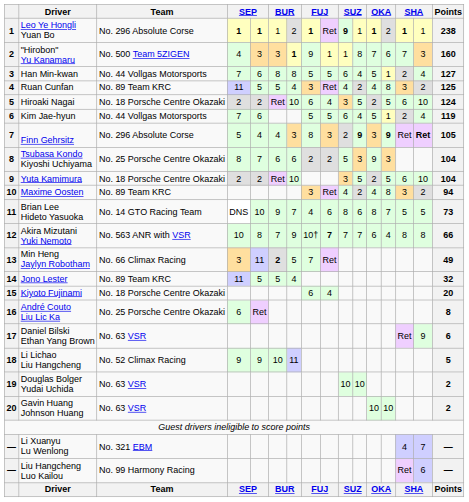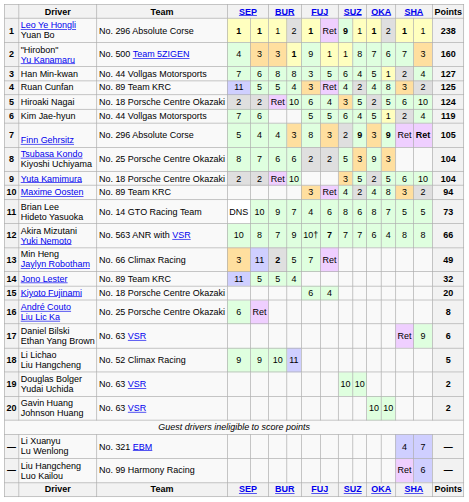(311, 73) 5 -> (311, 73) 3
